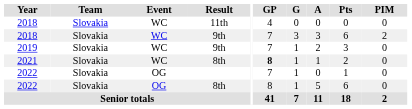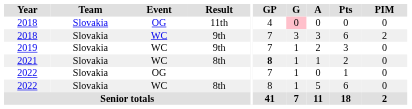(159, 23) WC -> (159, 23) OG
(296, 23) no background -> (296, 23) pink background
(159, 86) OG -> (159, 86) WC
